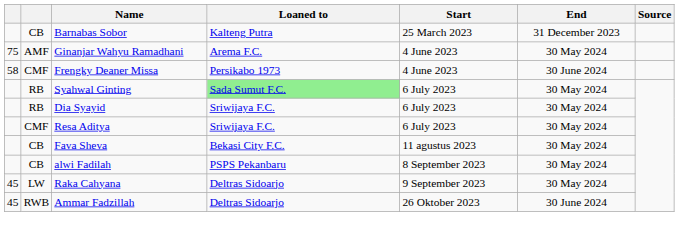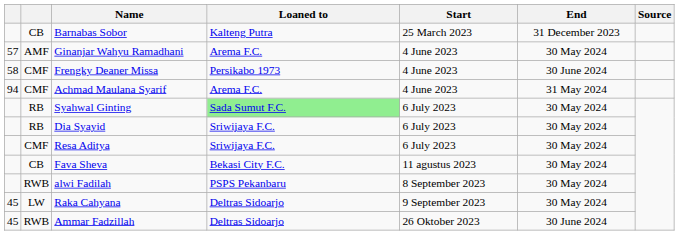(13, 51) 75 -> (13, 51) 57
+ row: (110, 89)
(36, 164) CB -> (36, 183) RWB
